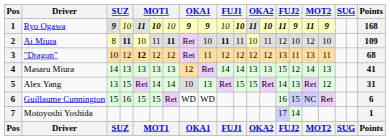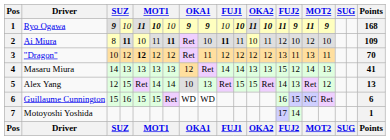(371, 55) 68 -> (371, 55) 70
(114, 84) 13 -> (114, 84) 12
(371, 84) 31 -> (371, 84) 13
